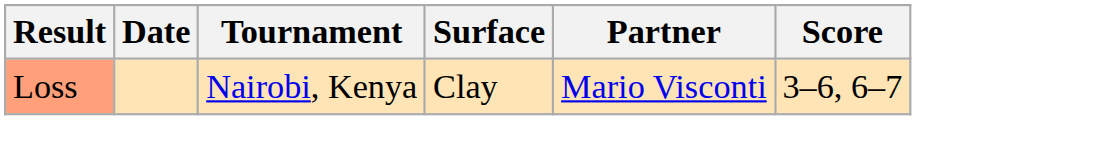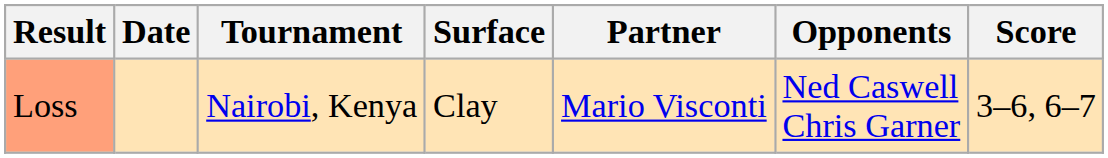+ column: (871, 31)
